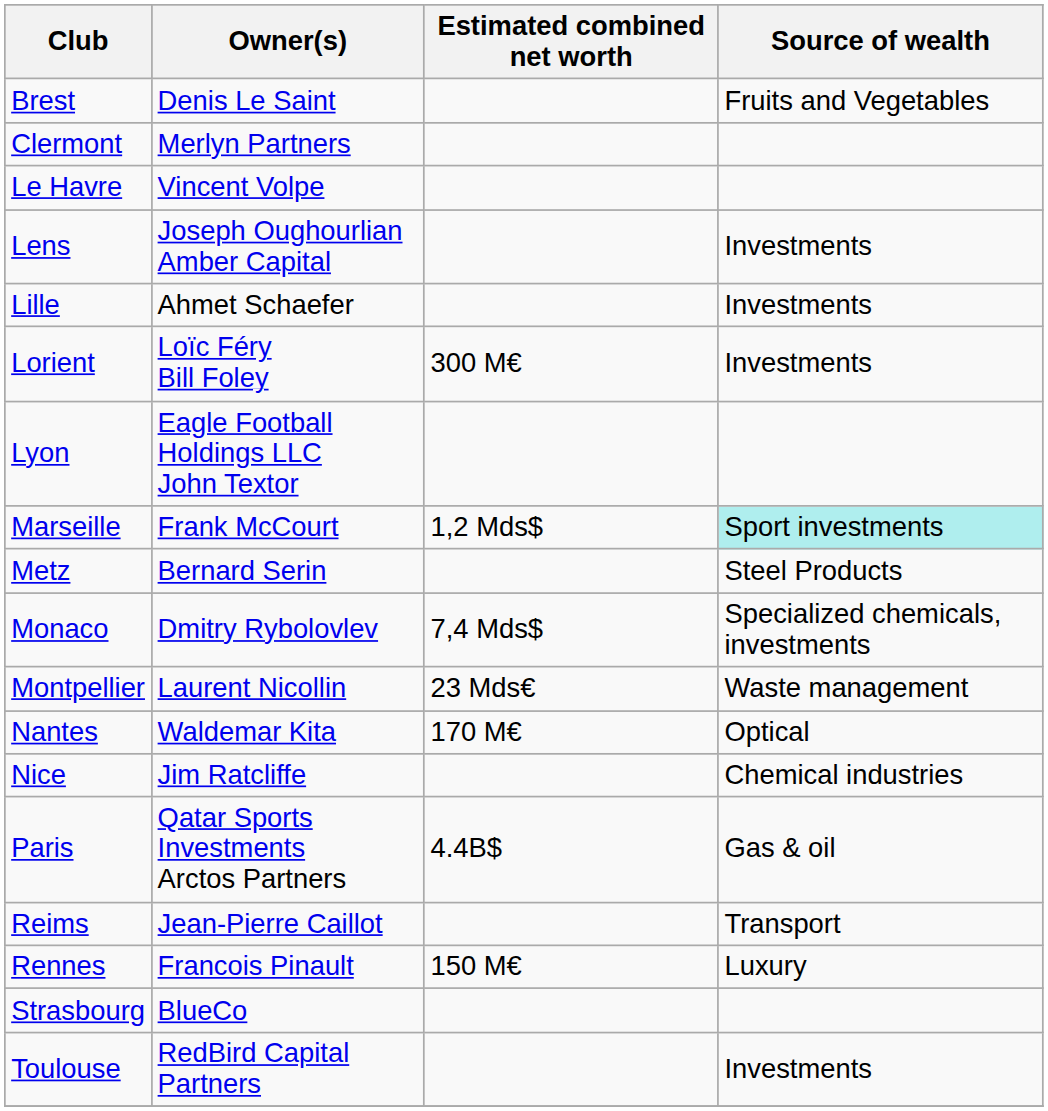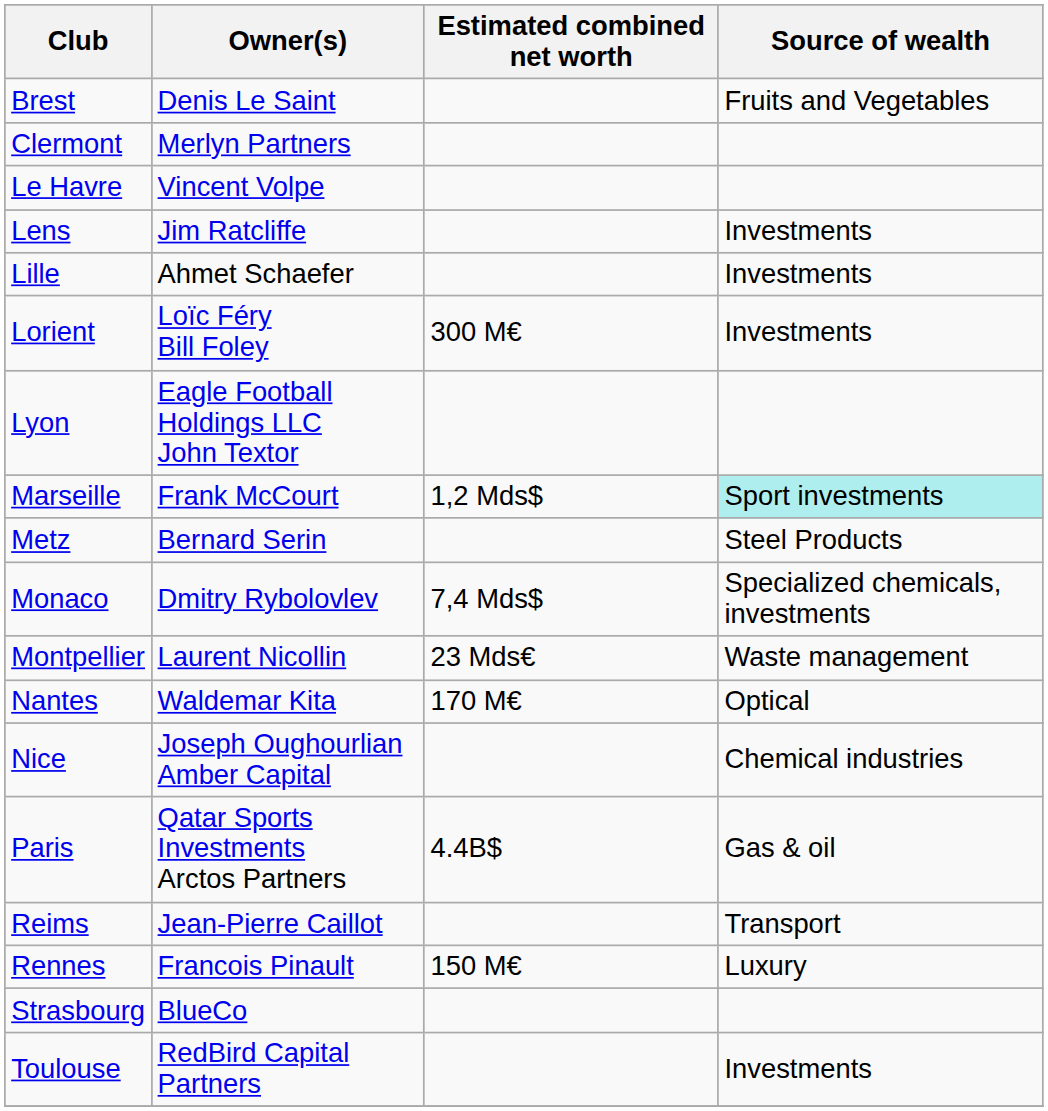(280, 245) Joseph Oughourlian Amber Capital -> (232, 230) Jim Ratcliffe
(232, 774) Jim Ratcliffe -> (280, 759) Joseph Oughourlian Amber Capital
